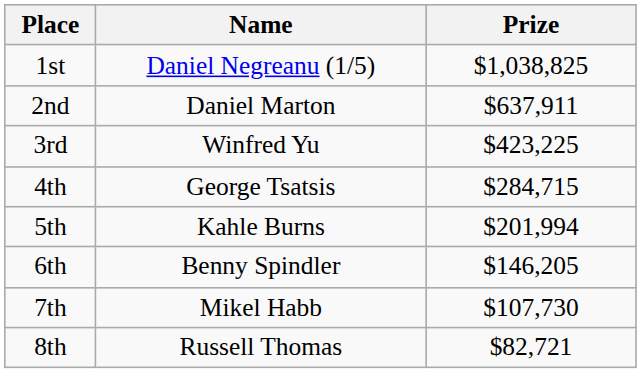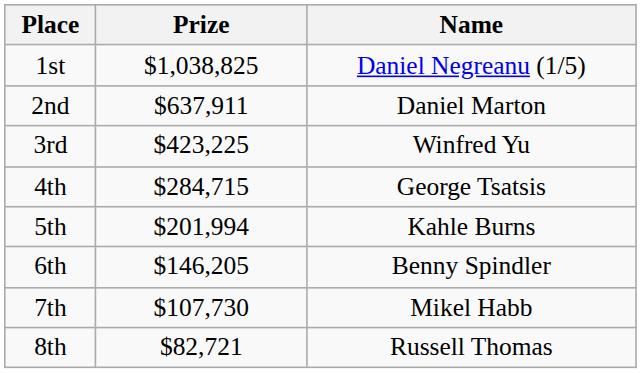columns swapped: (261, 24) <-> (531, 24)
